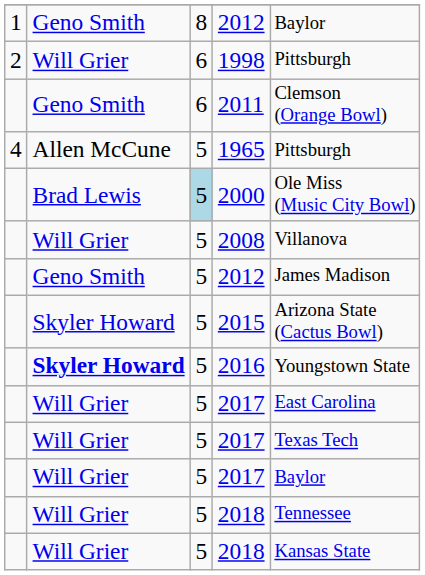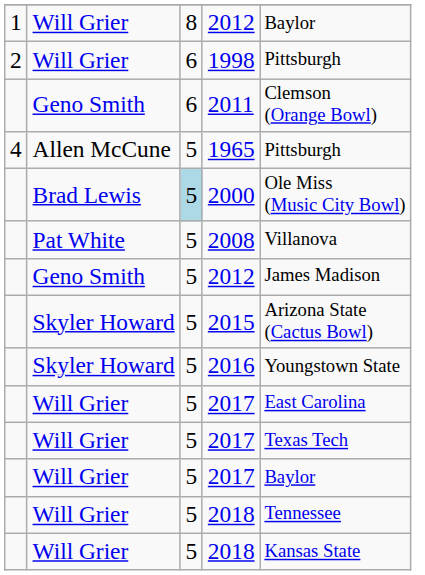(89, 23) Geno Smith -> (80, 23) Will Grier
(80, 239) Will Grier -> (79, 239) Pat White
(109, 366) bold -> (104, 366) normal
